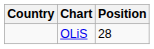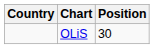(105, 33) 28 -> (105, 33) 30
